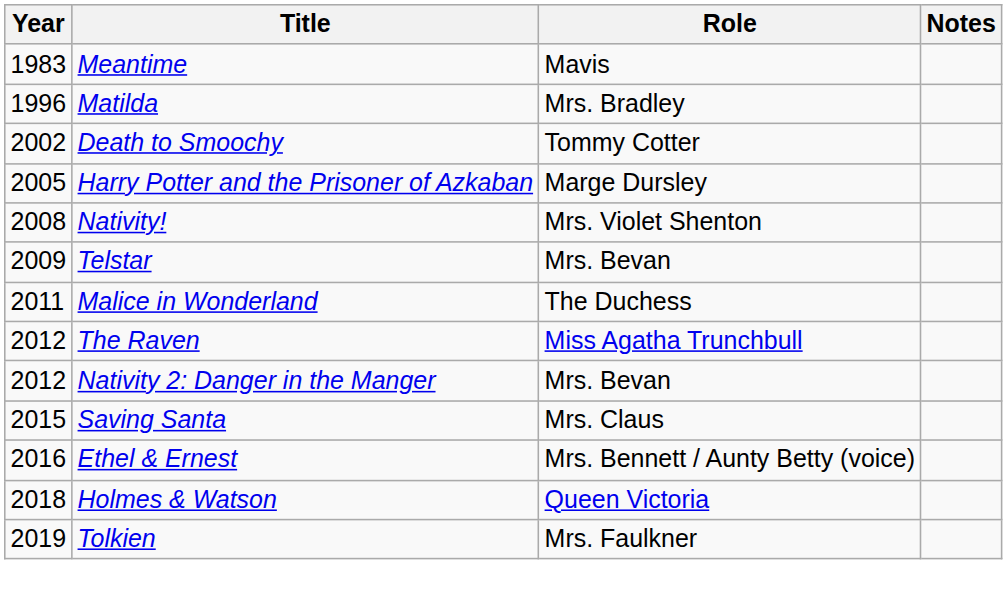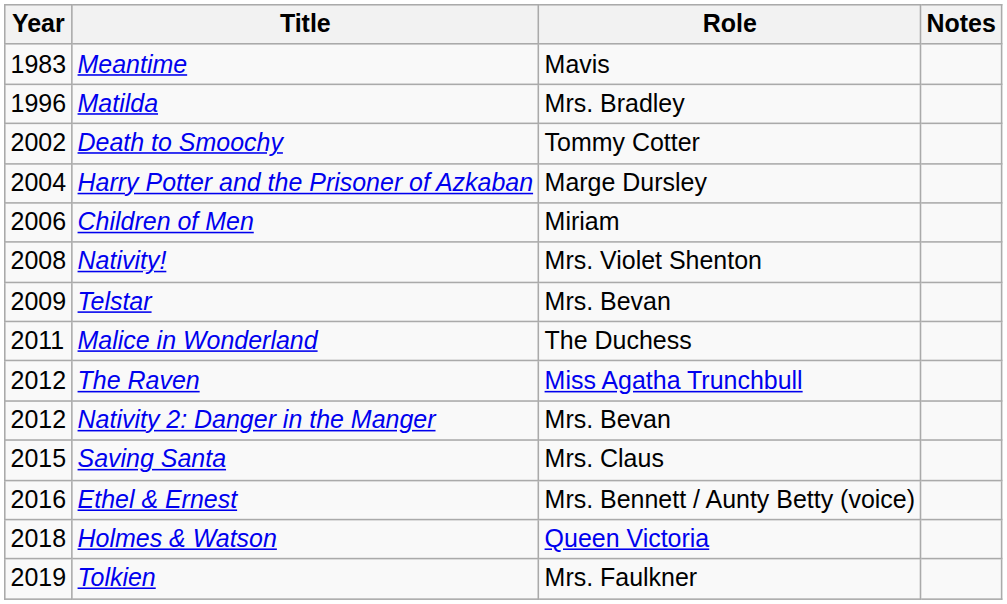(38, 182) 2005 -> (38, 182) 2004
+ row: (166, 222)
